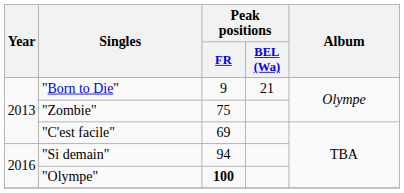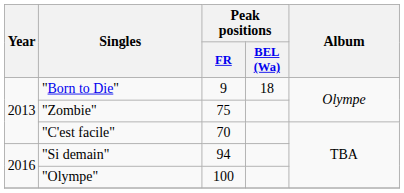(267, 88) 21 -> (267, 88) 18
(223, 132) 69 -> (223, 132) 70
(223, 177) bold -> (223, 177) normal
